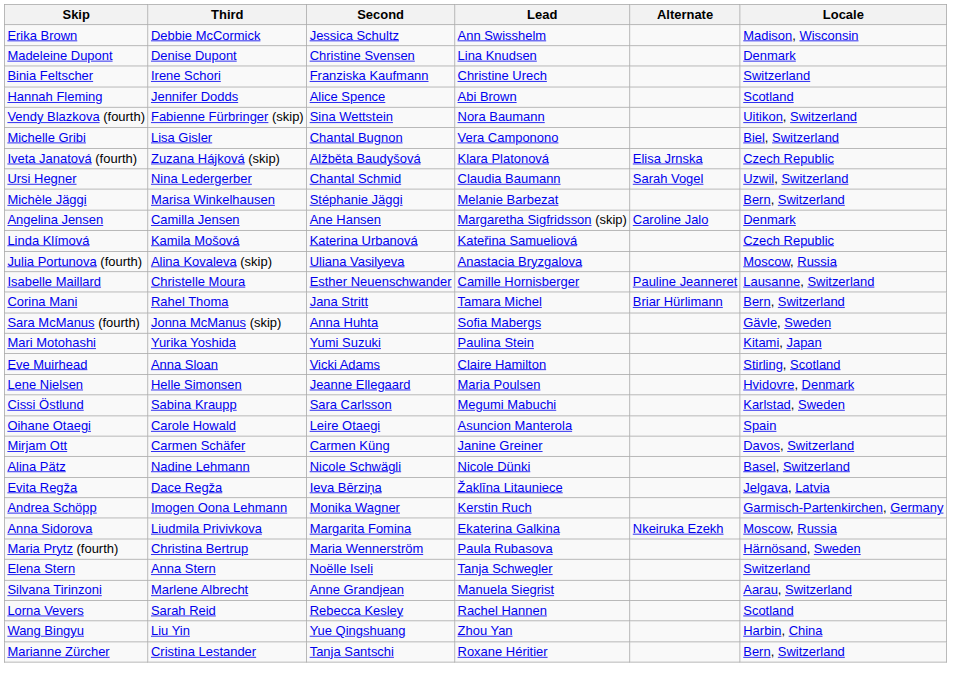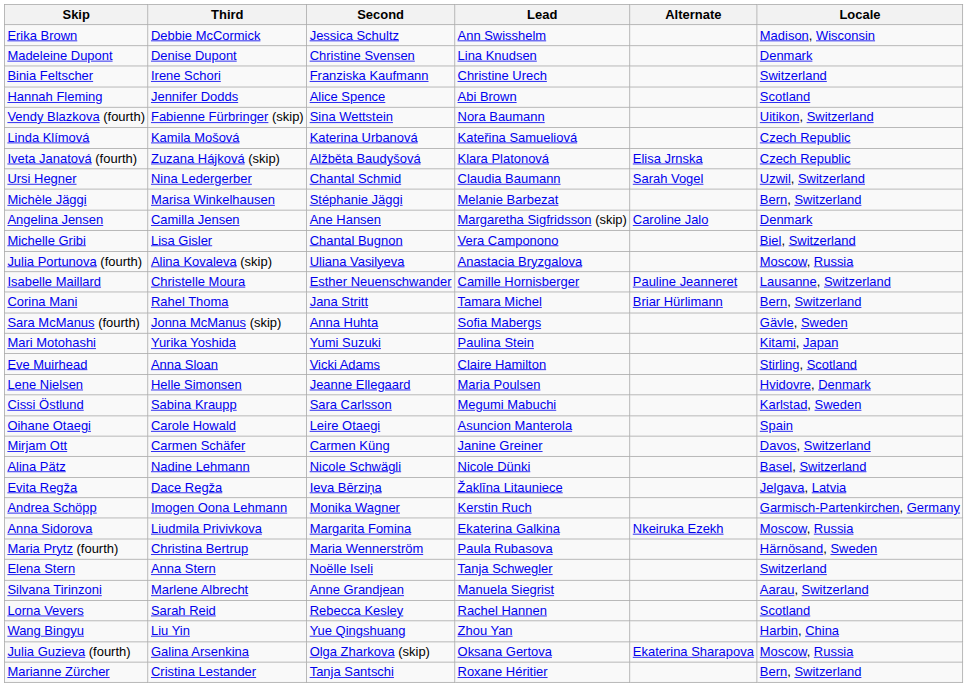rows swapped: (47, 138) <-> (48, 240)
+ row: (69, 651)
